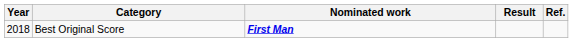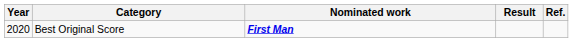(18, 29) 2018 -> (18, 29) 2020
